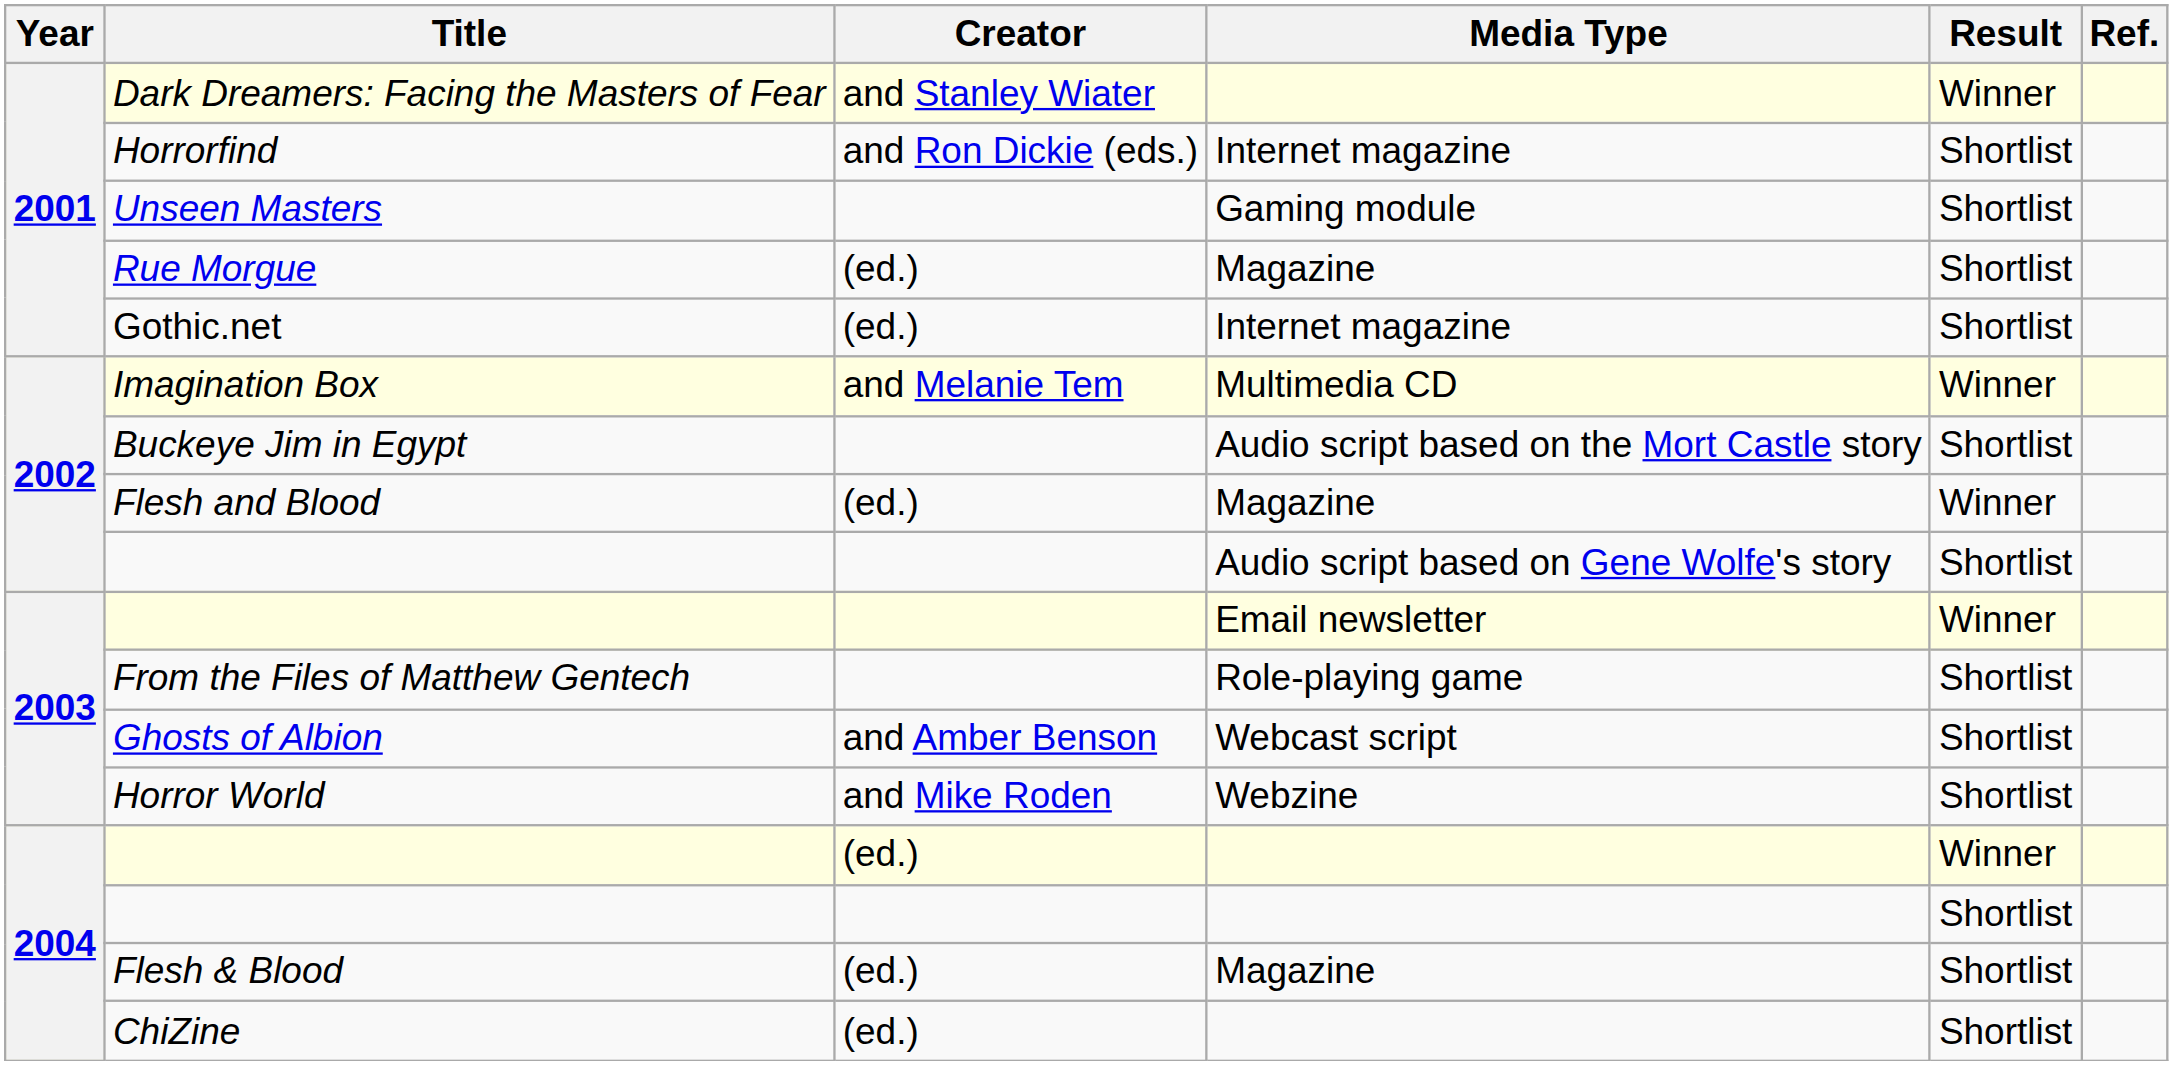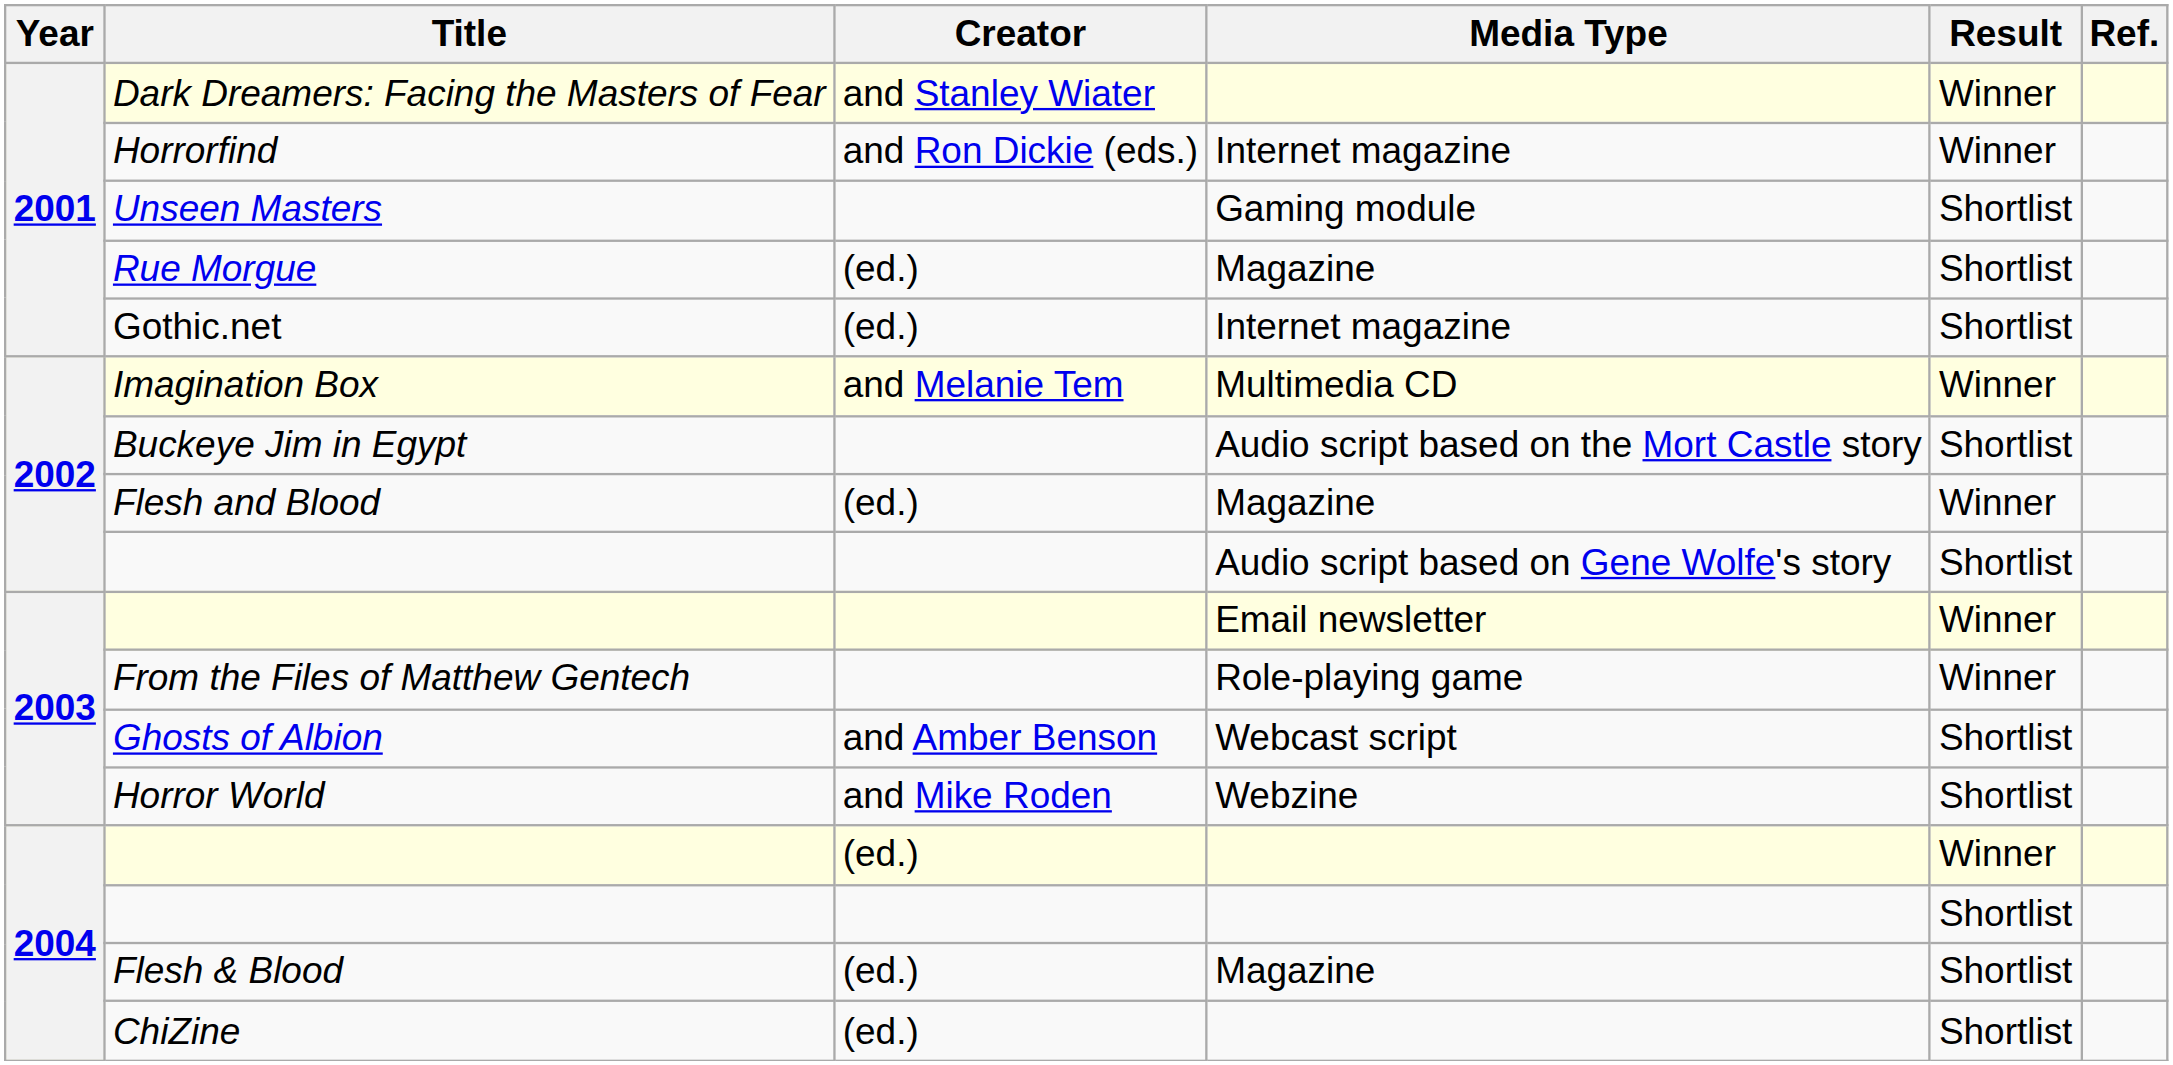(2006, 151) Shortlist -> (1997, 151) Winner
(2006, 678) Shortlist -> (1997, 678) Winner
